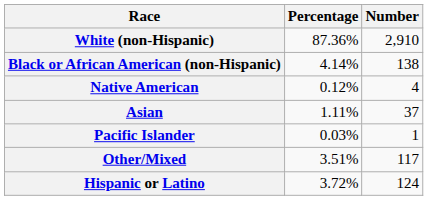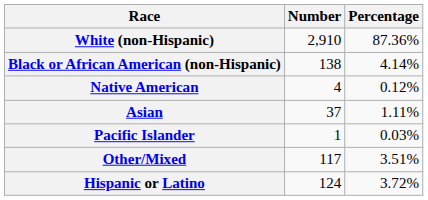columns swapped: (392, 16) <-> (323, 16)
